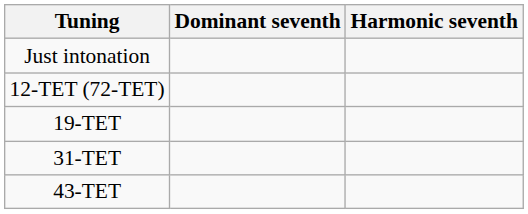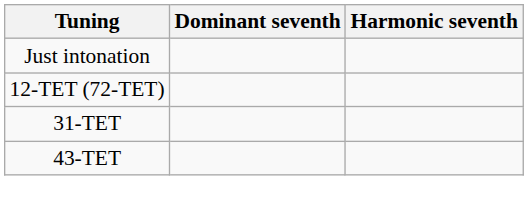- row: (87, 123)
